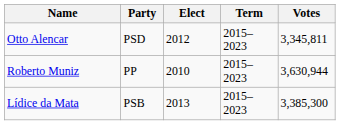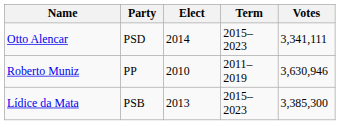(178, 39) 2012 -> (178, 39) 2014
(304, 39) 3,345,811 -> (304, 39) 3,341,111
(238, 71) 2015–2023 -> (238, 71) 2011–2019
(304, 71) 3,630,944 -> (304, 71) 3,630,946
